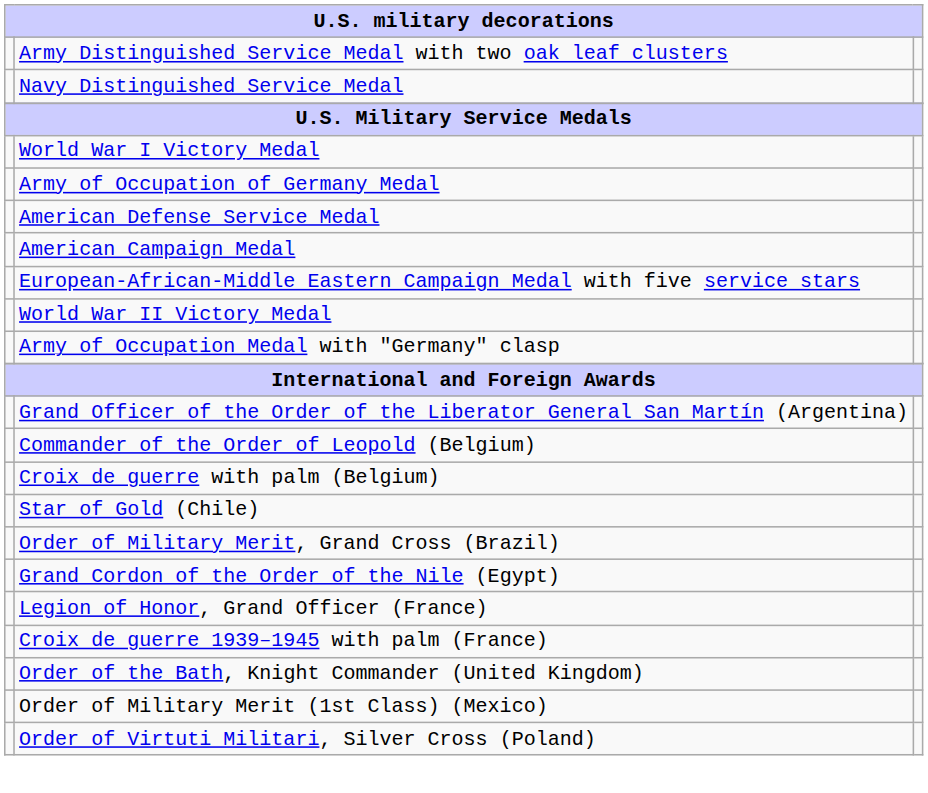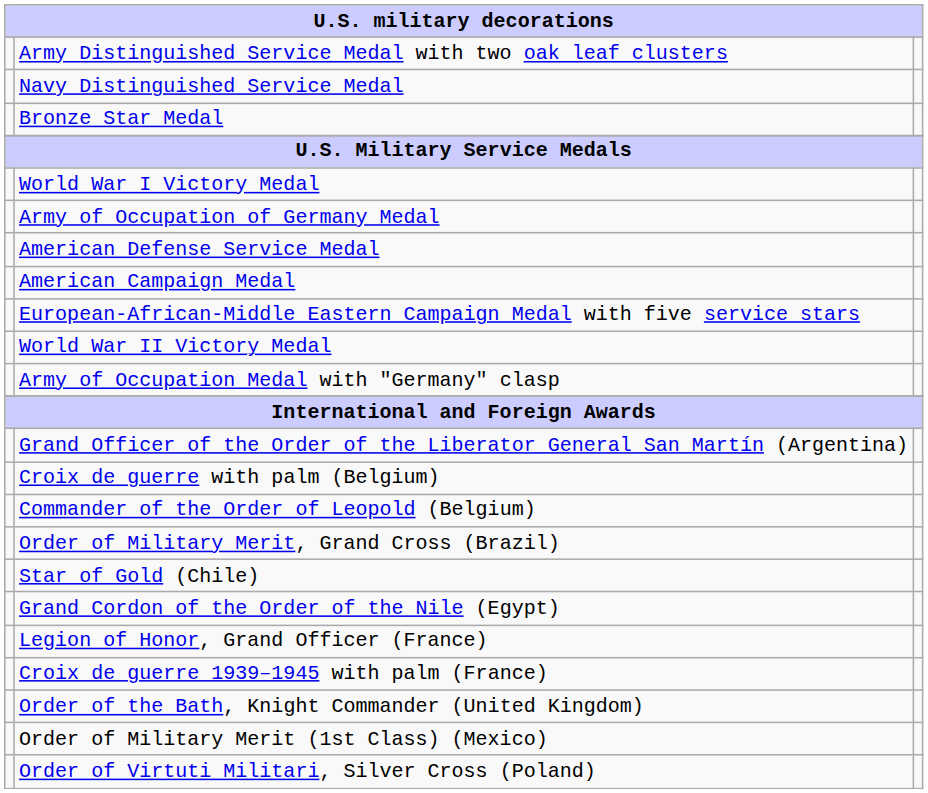+ row: (121, 119)
rows swapped: (277, 445) <-> (229, 478)
rows swapped: (289, 543) <-> (139, 511)
